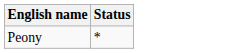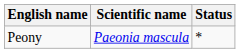+ column: (141, 15)
